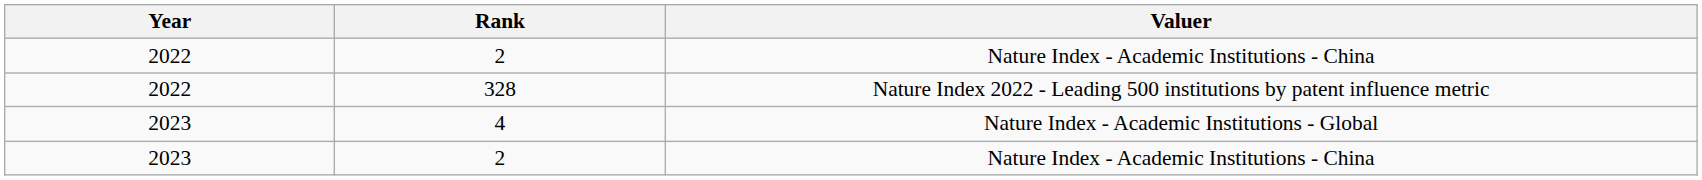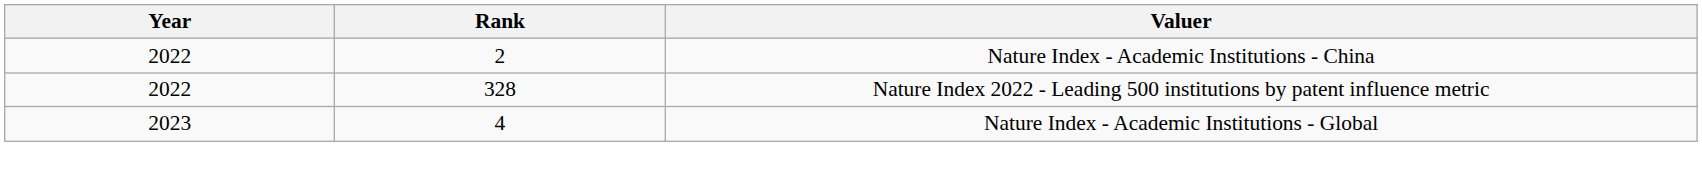- row: (170, 157)
